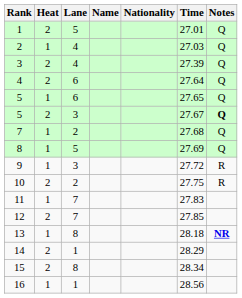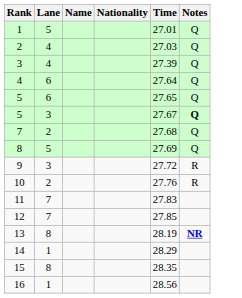- column: (48, 13)
(192, 183) 27.75 -> (165, 183) 27.76
(192, 234) 28.18 -> (165, 234) 28.19
(192, 268) 28.34 -> (165, 268) 28.35
